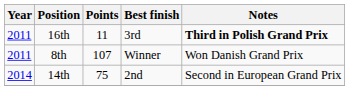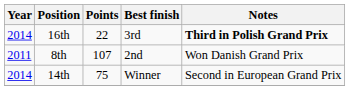(19, 35) 2011 -> (20, 35) 2014
(102, 35) 11 -> (102, 35) 22
(142, 55) Winner -> (133, 55) 2nd
(133, 75) 2nd -> (142, 75) Winner
